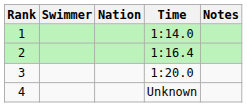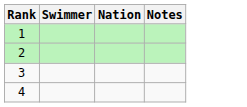- column: (172, 14)
